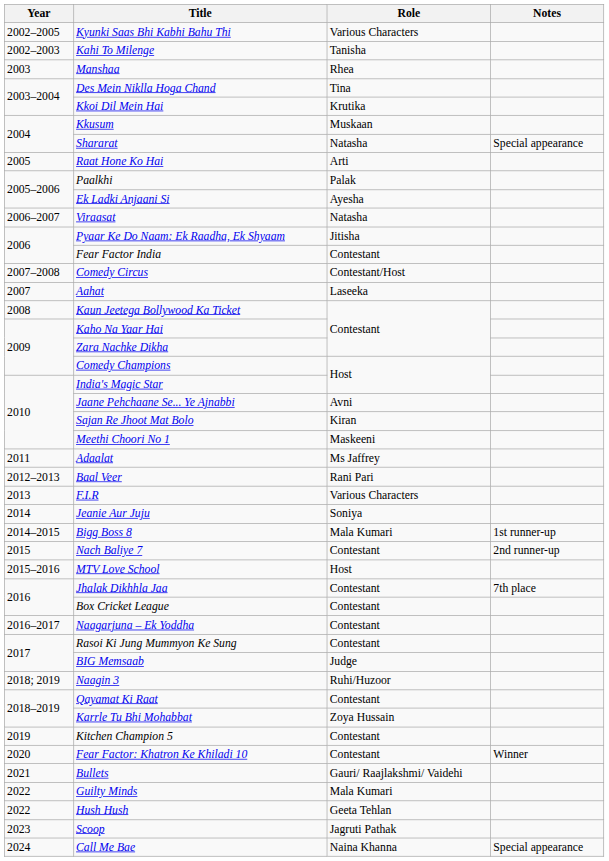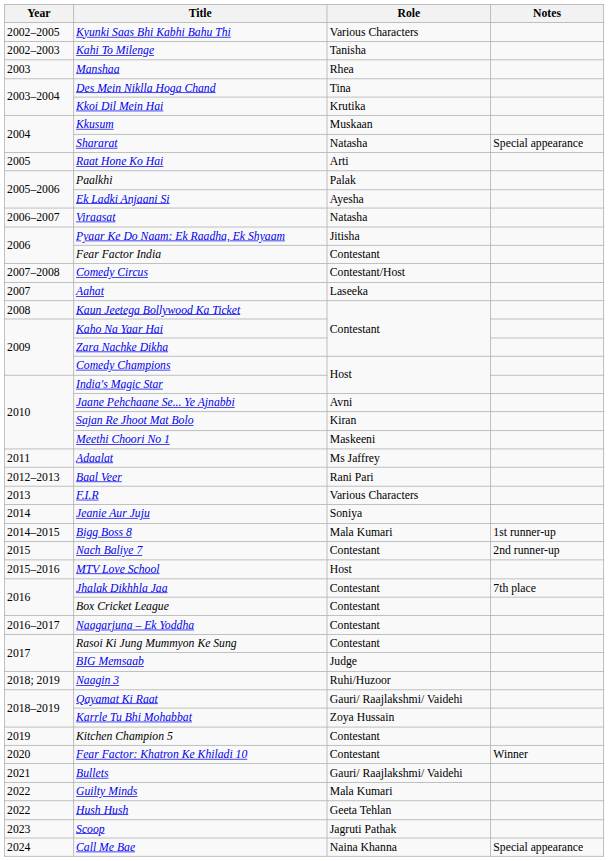(355, 699) Contestant -> (396, 699) Gauri/ Raajlakshmi/ Vaidehi
